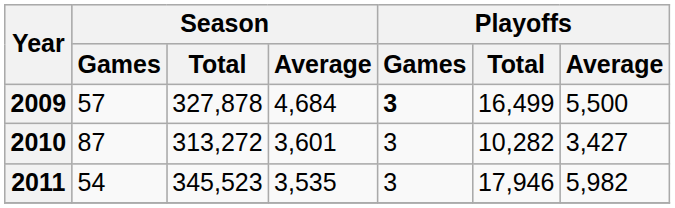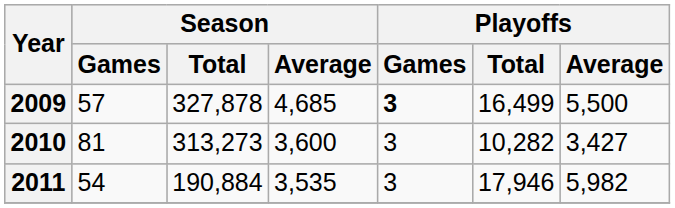(305, 103) 4,684 -> (305, 103) 4,685
(91, 143) 87 -> (91, 143) 81
(217, 143) 313,272 -> (217, 143) 313,273
(305, 143) 3,601 -> (305, 143) 3,600
(217, 182) 345,523 -> (217, 182) 190,884
